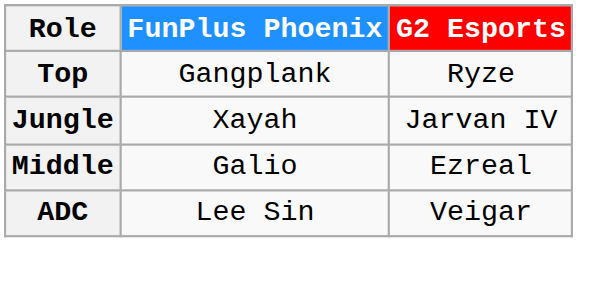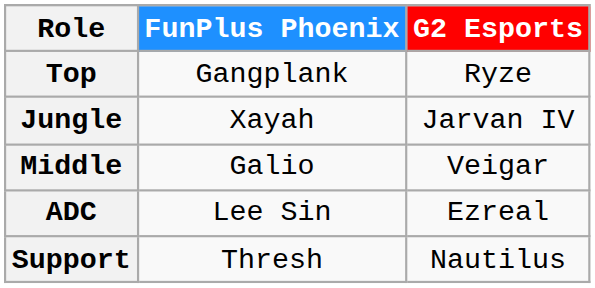(481, 167) Ezreal -> (498, 167) Veigar
(481, 213) Veigar -> (498, 213) Ezreal
+ row: (71, 259)
